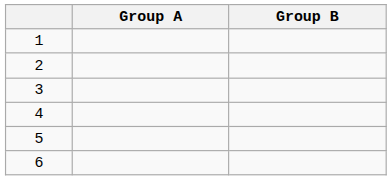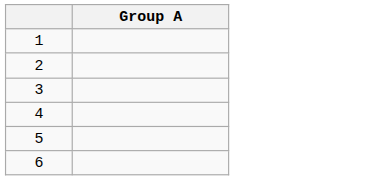- column: (307, 17)
